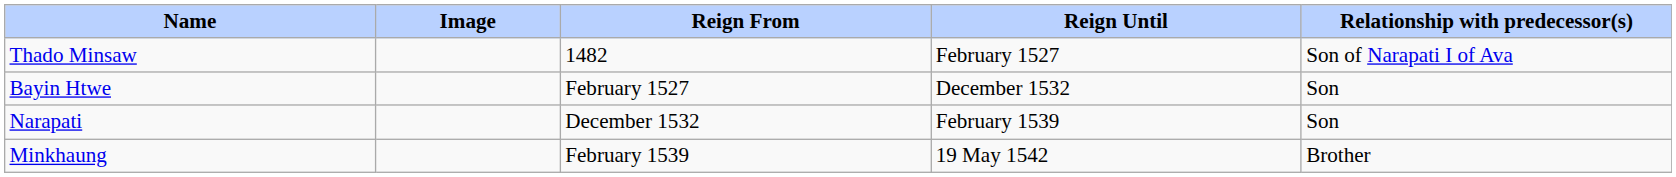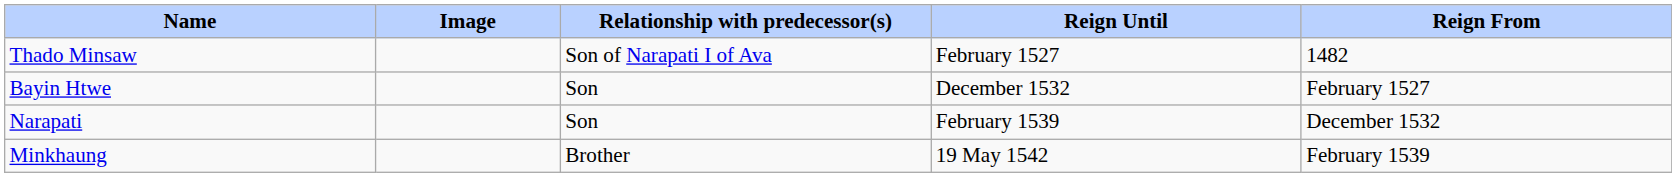columns swapped: (746, 21) <-> (1487, 21)
